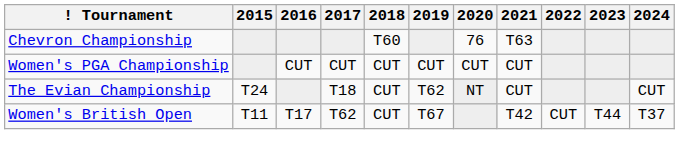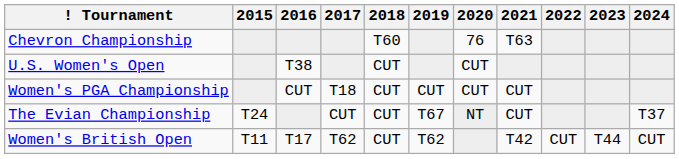+ row: (86, 67)
(343, 67) CUT -> (343, 91) T18
(343, 91) T18 -> (343, 116) CUT
(431, 91) T62 -> (431, 116) T67
(652, 91) CUT -> (652, 116) T37
(431, 116) T67 -> (431, 141) T62
(652, 116) T37 -> (652, 141) CUT
